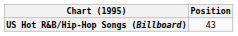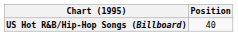(211, 25) 43 -> (211, 25) 40
